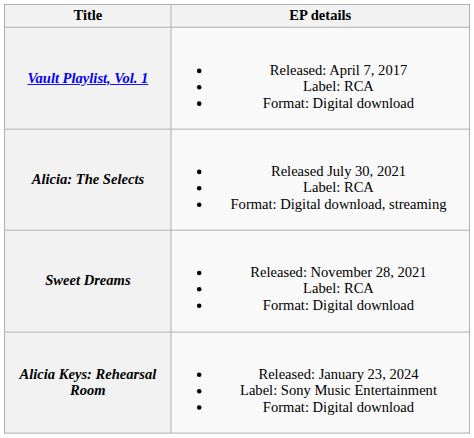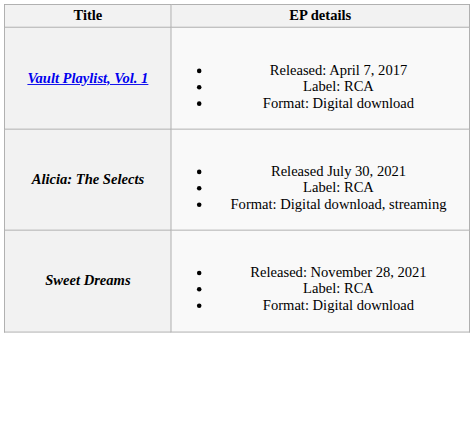- row: (88, 382)
